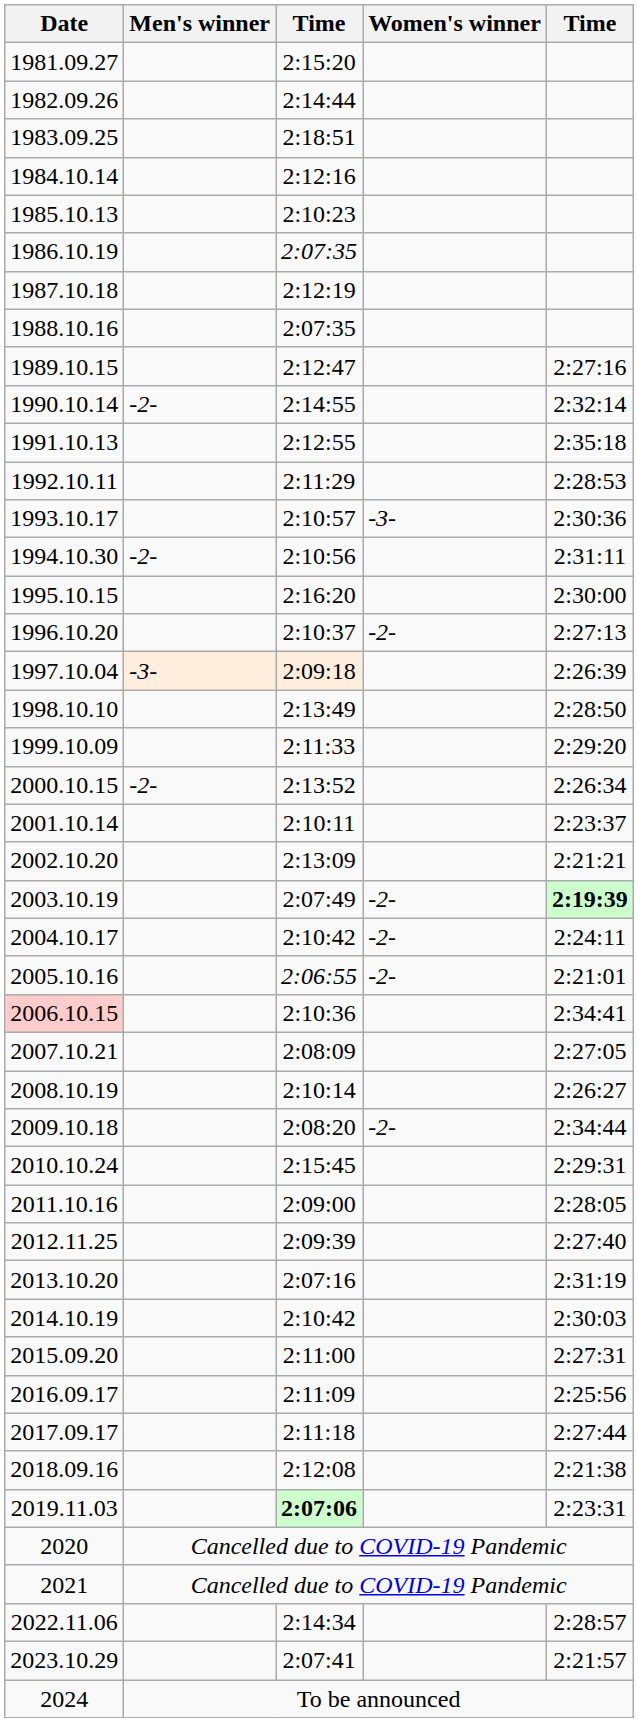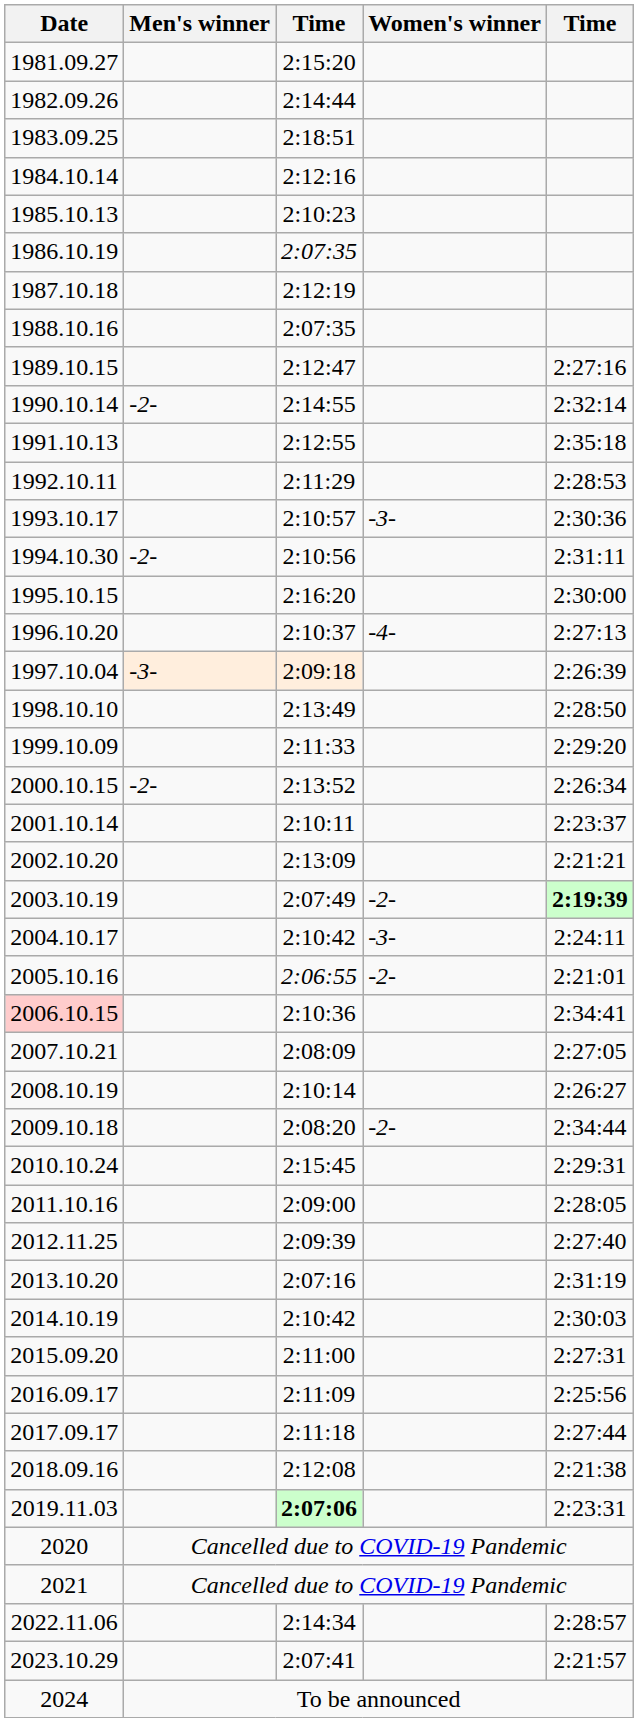(382, 632) -2- -> (382, 632) -4-
(382, 937) -2- -> (382, 937) -3-
